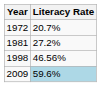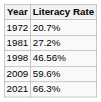(47, 74) lightblue background -> (47, 74) no background
+ row: (17, 89)
